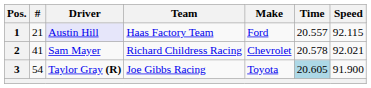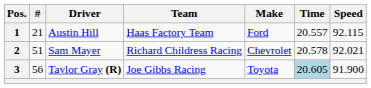(73, 32) lavender background -> (73, 32) no background
(37, 51) 41 -> (37, 51) 51
(37, 69) 54 -> (37, 69) 56
